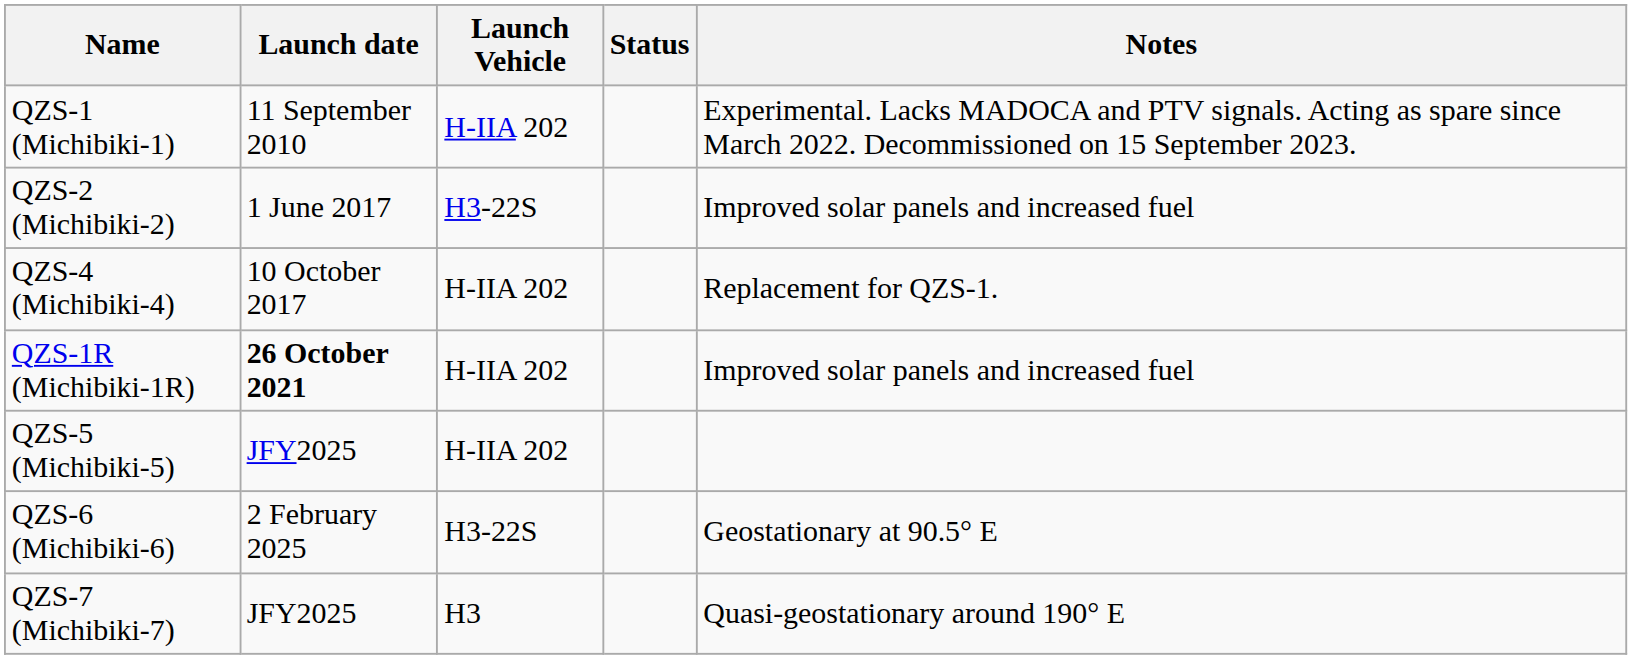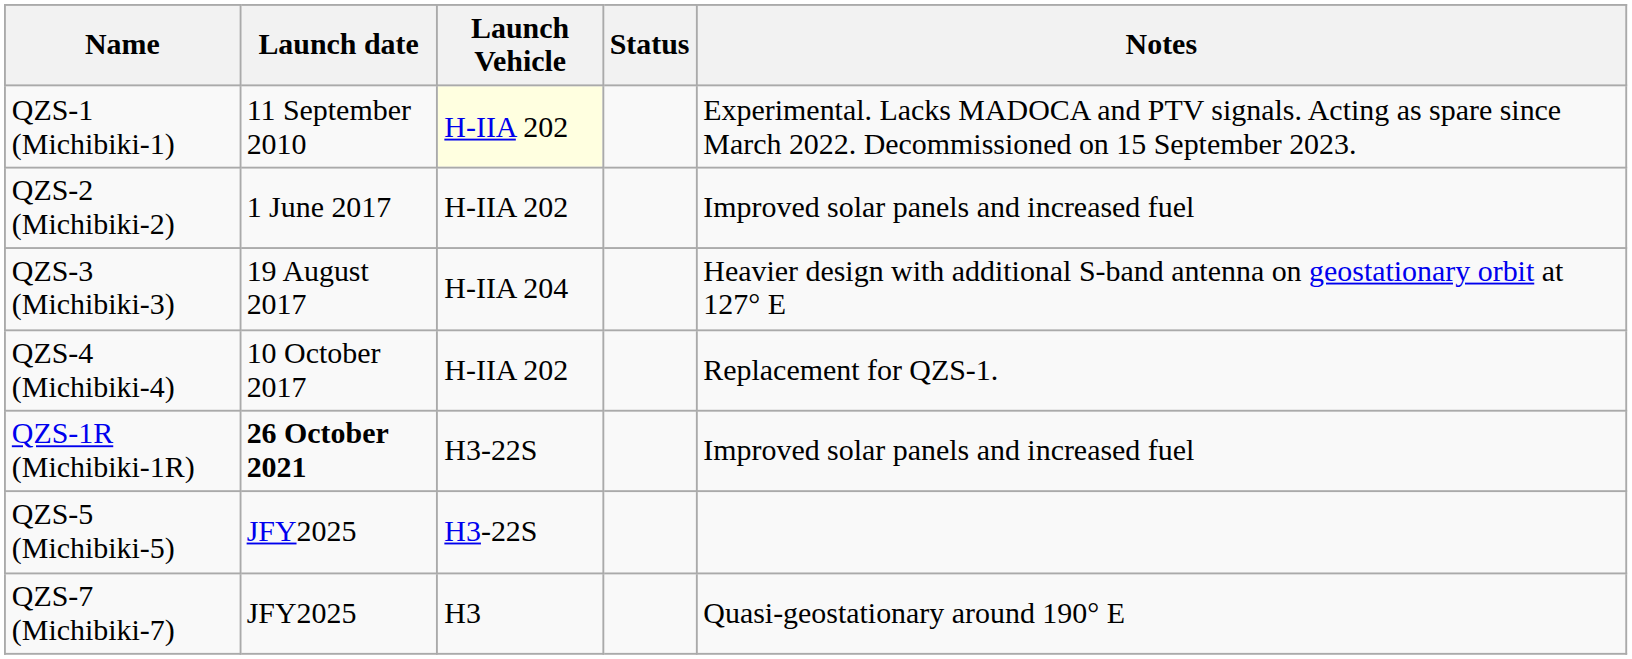(506, 126) no background -> (506, 126) lightyellow background
(491, 207) H3-22S -> (506, 207) H-IIA 202
+ row: (93, 288)
(506, 369) H-IIA 202 -> (491, 450) H3-22S
(506, 450) H-IIA 202 -> (491, 531) H3-22S
- row: (93, 531)
